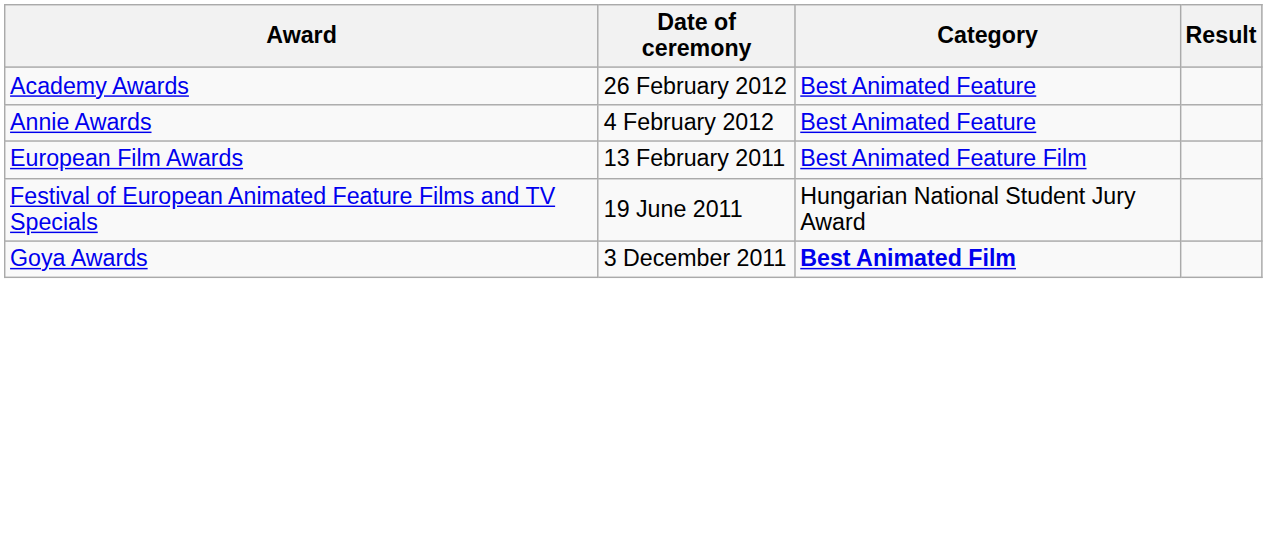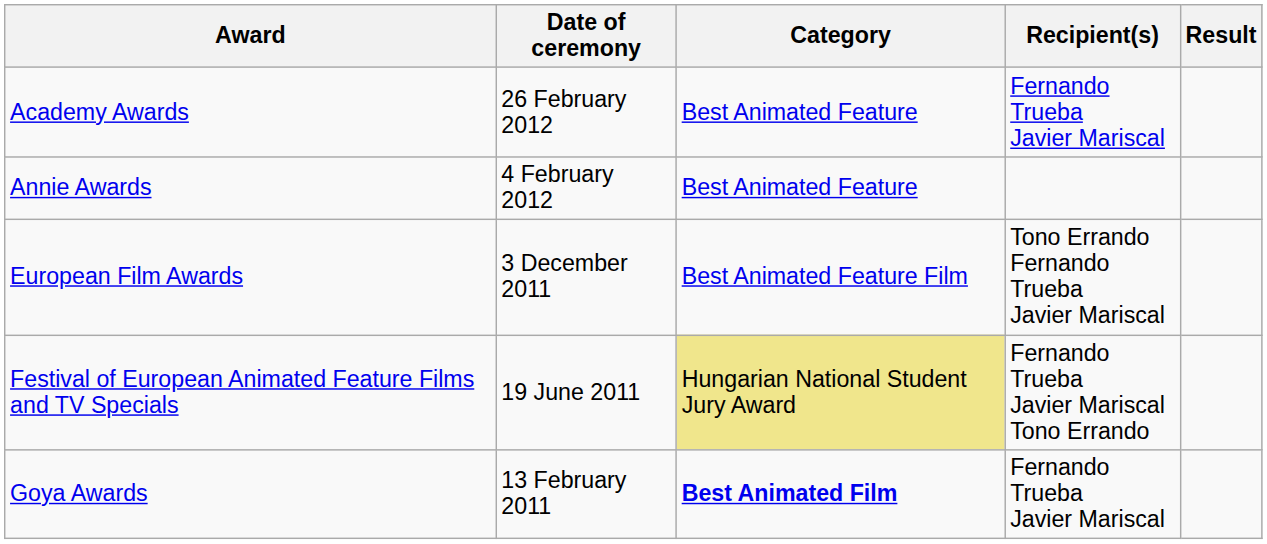+ column: (1093, 35)
(694, 159) 13 February 2011 -> (565, 276) 3 December 2011
(968, 209) no background -> (824, 391) khaki background
(695, 259) 3 December 2011 -> (564, 493) 13 February 2011
